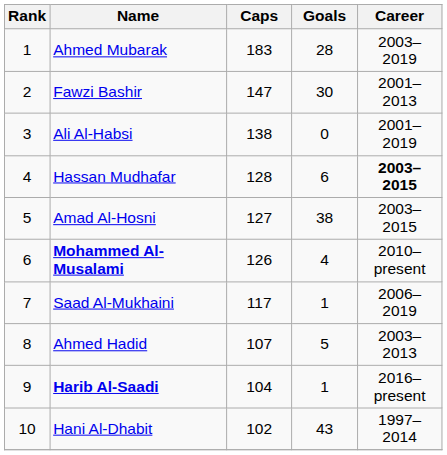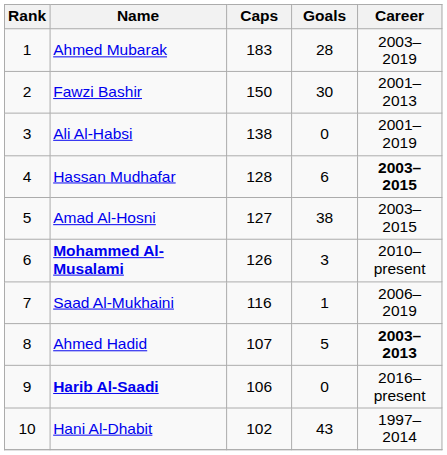(259, 92) 147 -> (259, 92) 150
(325, 260) 4 -> (325, 260) 3
(259, 302) 117 -> (259, 302) 116
(400, 344) normal -> (400, 344) bold
(259, 386) 104 -> (259, 386) 106
(325, 386) 1 -> (325, 386) 0
